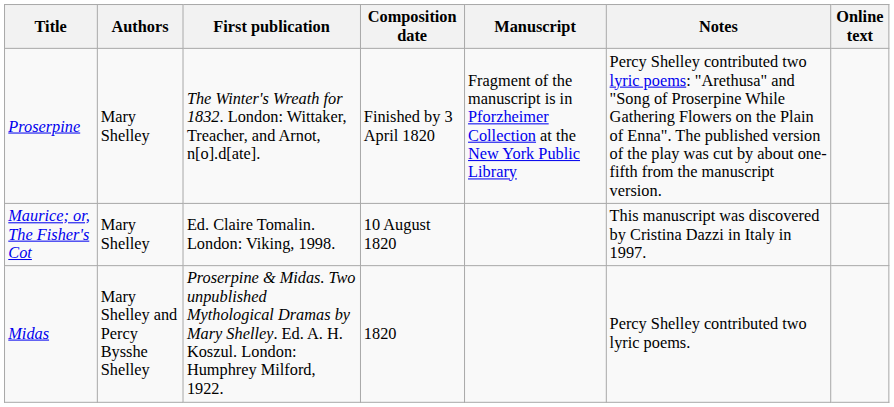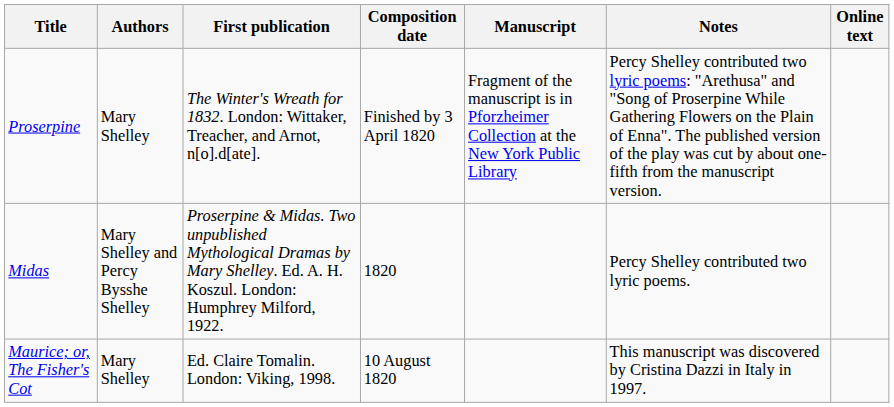rows swapped: (29, 333) <-> (49, 234)
